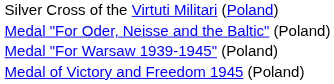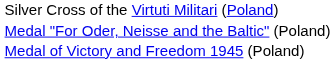- row: (141, 51)
